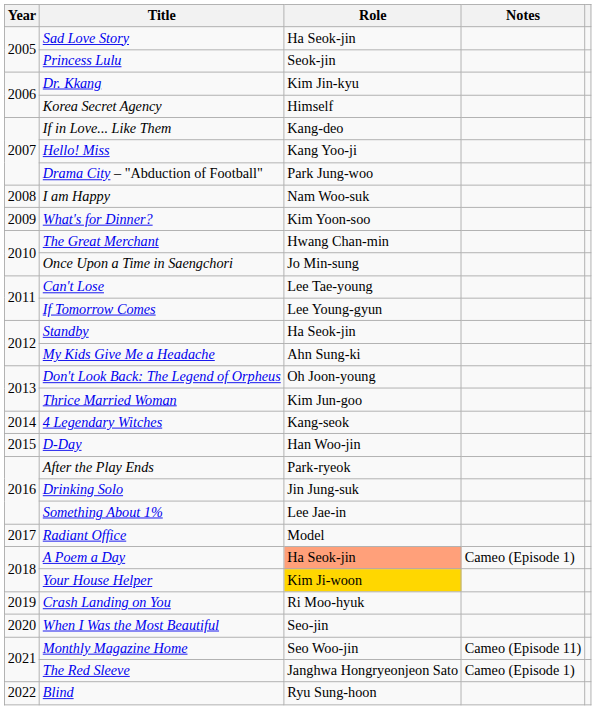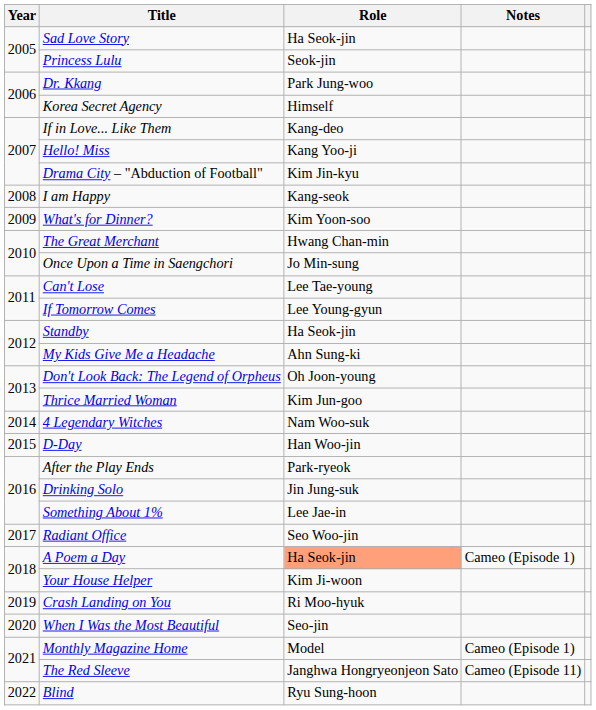(323, 83) Kim Jin-kyu -> (330, 83) Park Jung-woo
(330, 173) Park Jung-woo -> (323, 173) Kim Jin-kyu
(328, 196) Nam Woo-suk -> (318, 196) Kang-seok
(318, 422) Kang-seok -> (328, 422) Nam Woo-suk
(306, 535) Model -> (323, 535) Seo Woo-jin
(325, 580) gold background -> (325, 580) no background
(323, 648) Seo Woo-jin -> (306, 648) Model
(523, 648) Cameo (Episode 11) -> (520, 648) Cameo (Episode 1)
(520, 670) Cameo (Episode 1) -> (523, 670) Cameo (Episode 11)
